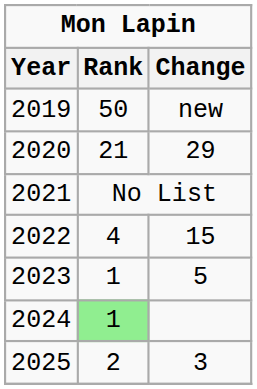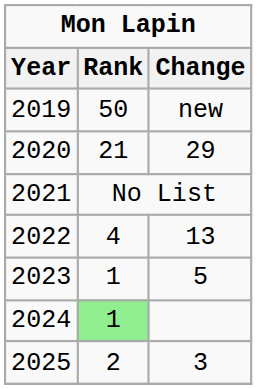(200, 236) 15 -> (200, 236) 13
